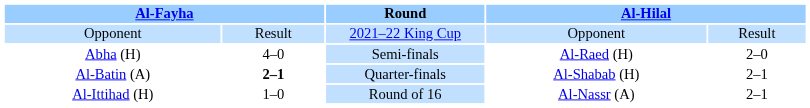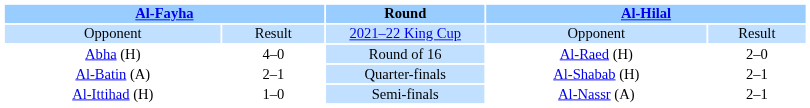(405, 54) Semi-finals -> (405, 54) Round of 16
(273, 74) bold -> (273, 74) normal
(405, 94) Round of 16 -> (405, 94) Semi-finals
